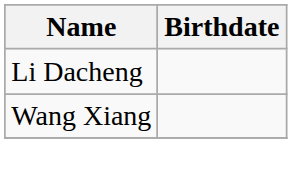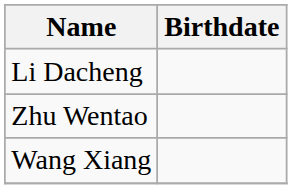+ row: (80, 115)
